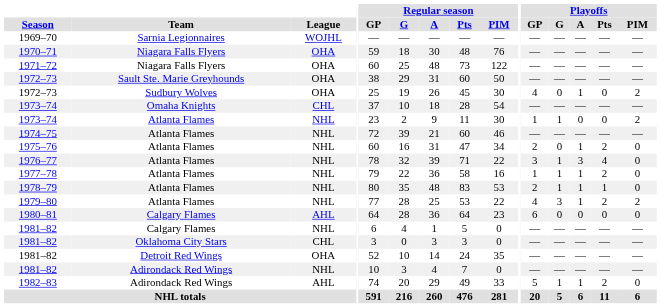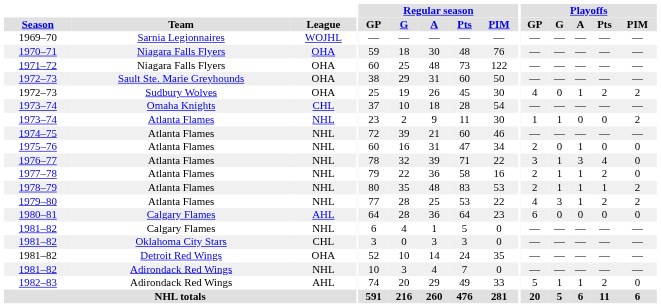(604, 92) 0 -> (604, 92) 2
(604, 146) 2 -> (604, 146) 0
(535, 174) 1 -> (535, 174) 2
(637, 187) 0 -> (637, 187) 2
